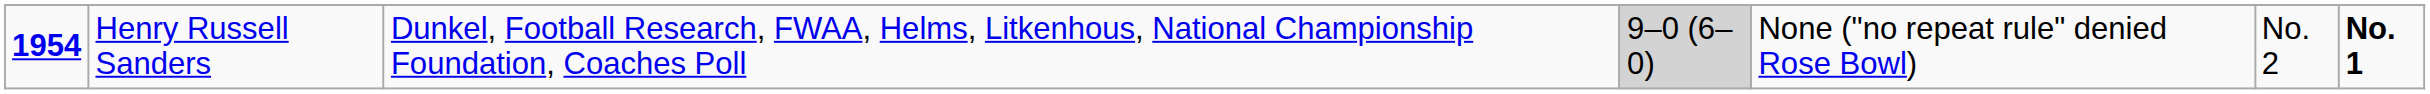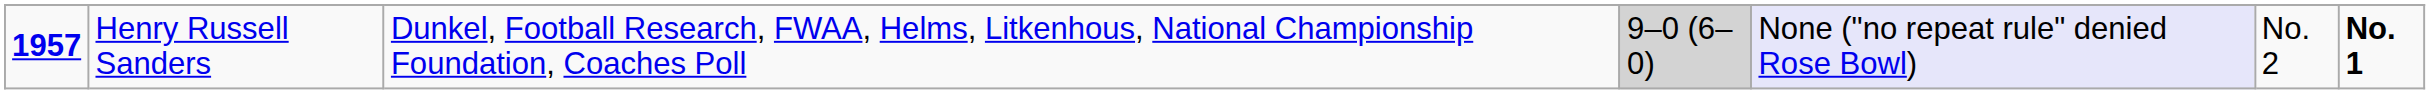(47, 46) 1954 -> (47, 46) 1957
(1963, 46) no background -> (1963, 46) lavender background
